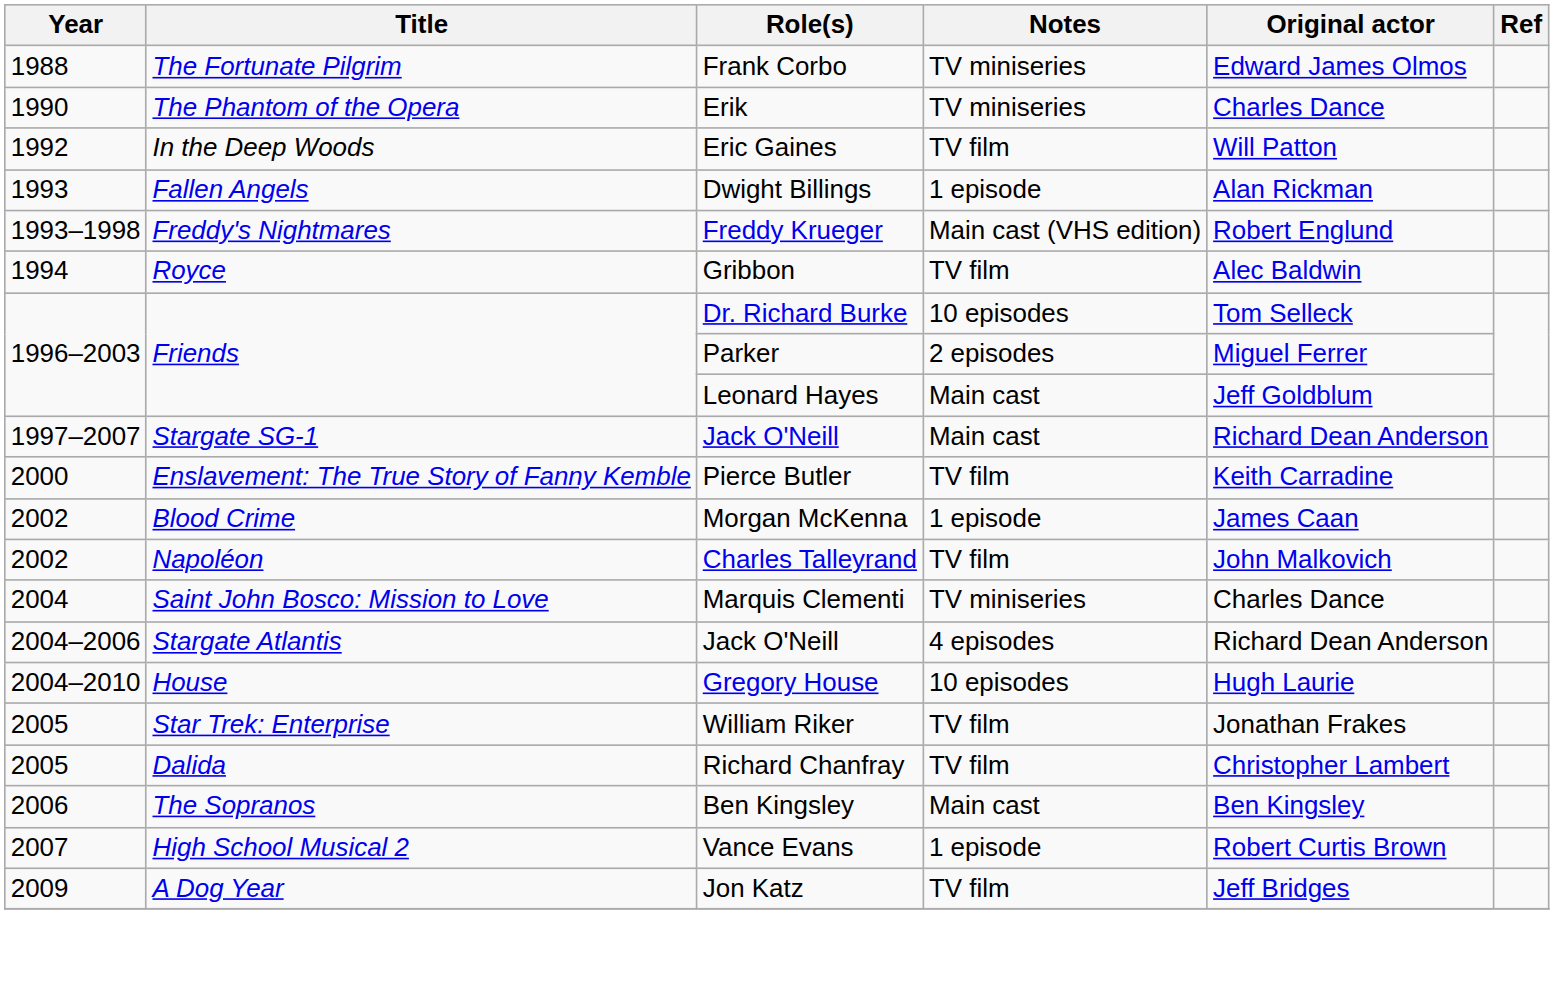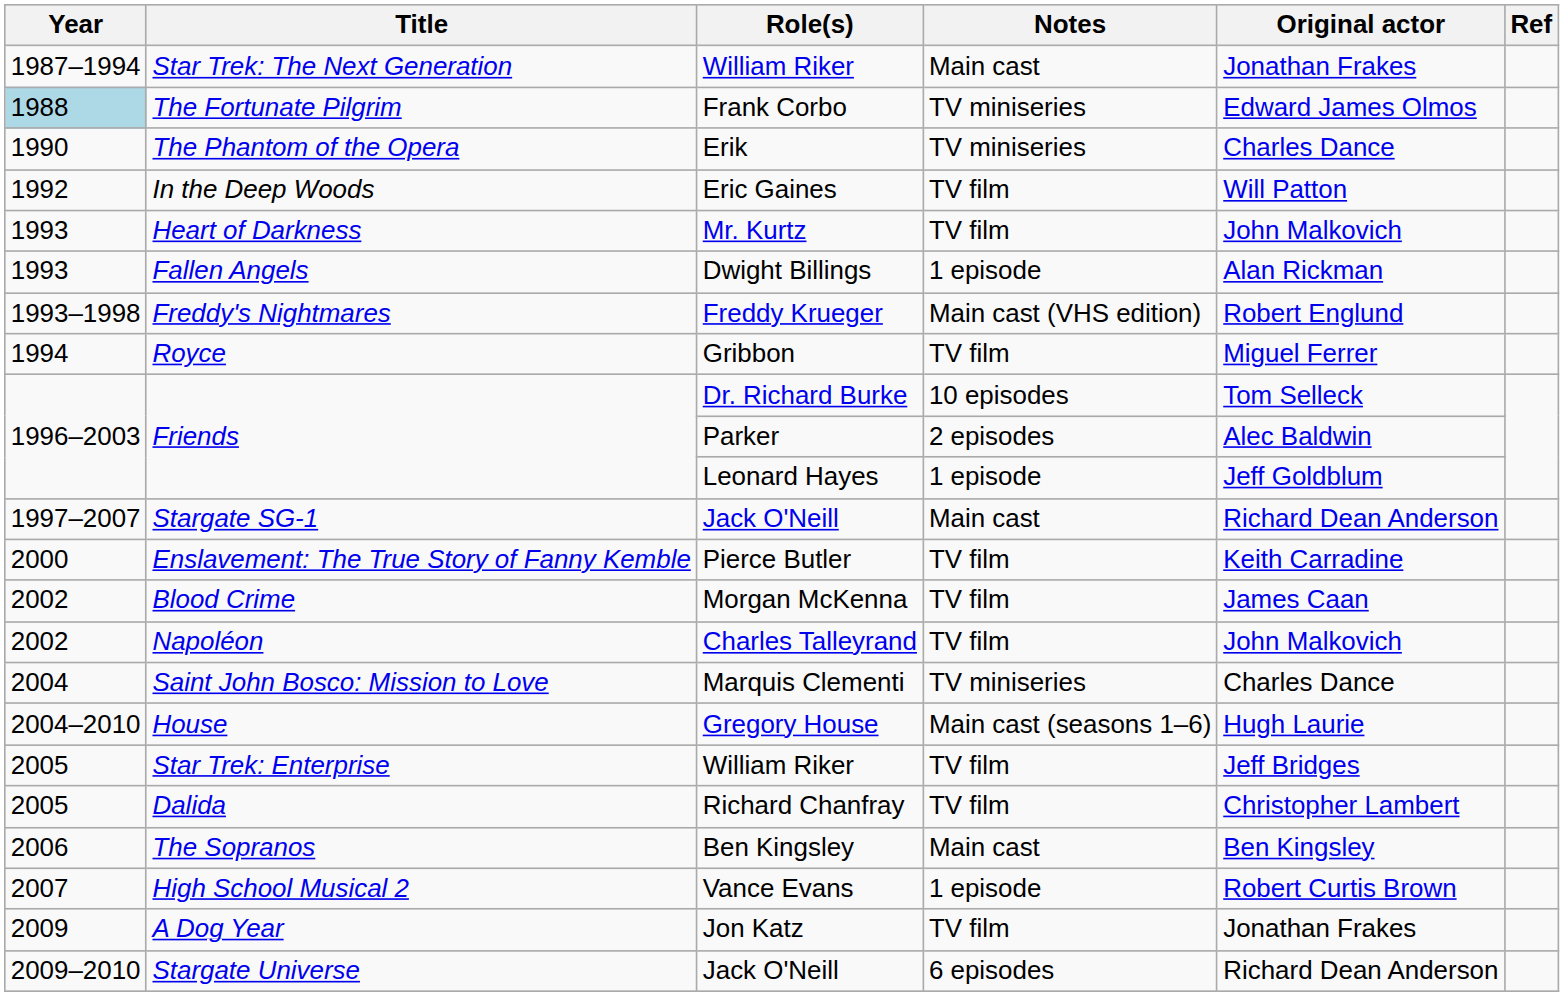+ row: (332, 66)
(40, 66) no background -> (40, 107) lightblue background
+ row: (257, 230)
(1287, 271) Alec Baldwin -> (1300, 353) Miguel Ferrer
(1290, 353) Miguel Ferrer -> (1297, 436) Alec Baldwin
(984, 395) Main cast -> (985, 477) 1 episode
(985, 518) 1 episode -> (969, 600) TV film
- row: (247, 641)
(999, 682) 10 episodes -> (1070, 723) Main cast (seasons 1–6)
(1310, 723) Jonathan Frakes -> (1291, 764) Jeff Bridges
(1281, 888) Jeff Bridges -> (1320, 929) Jonathan Frakes
+ row: (256, 970)
